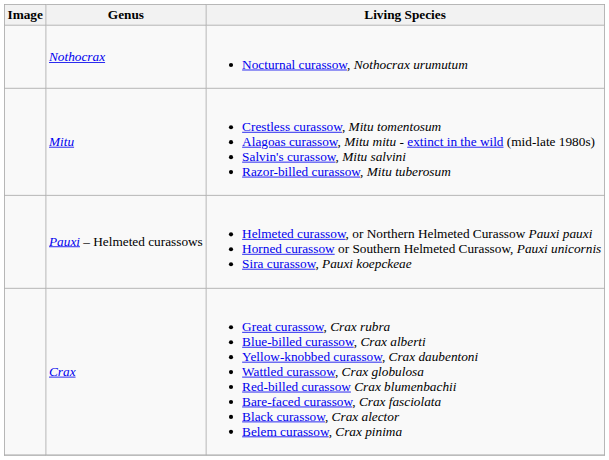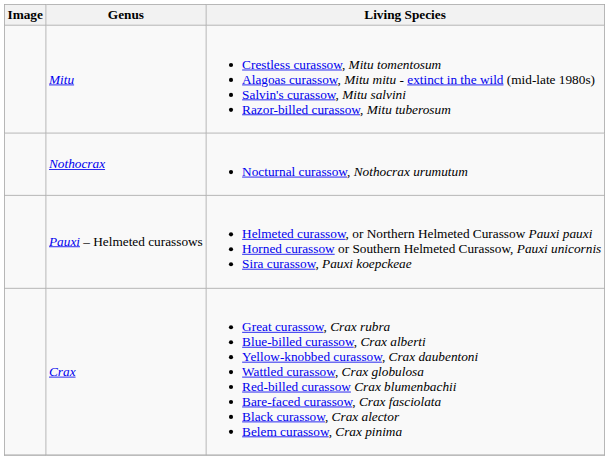rows swapped: (77, 56) <-> (62, 141)
